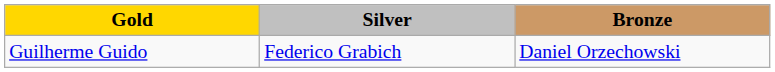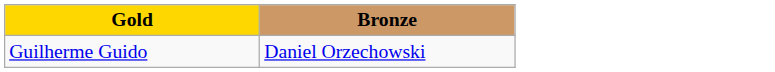- column: (387, 20)
